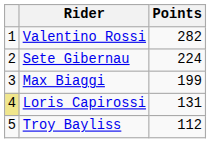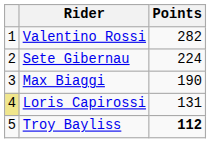(190, 82) 199 -> (190, 82) 190
(190, 127) normal -> (190, 127) bold
